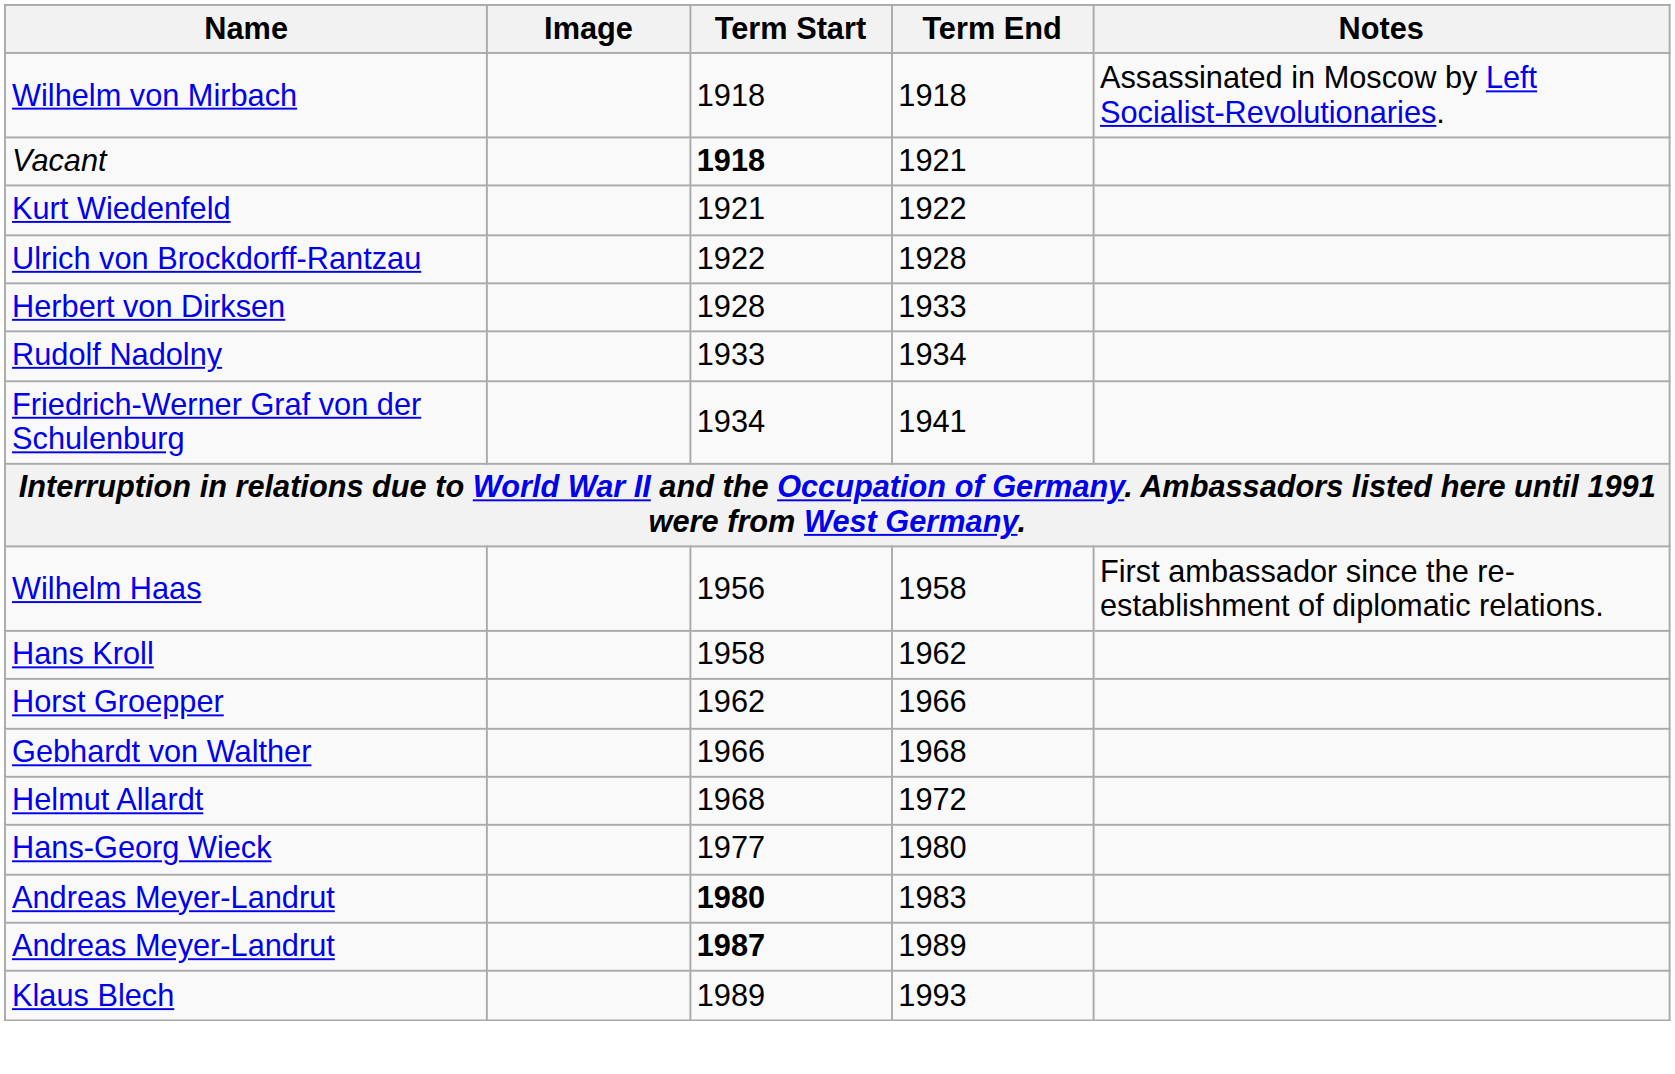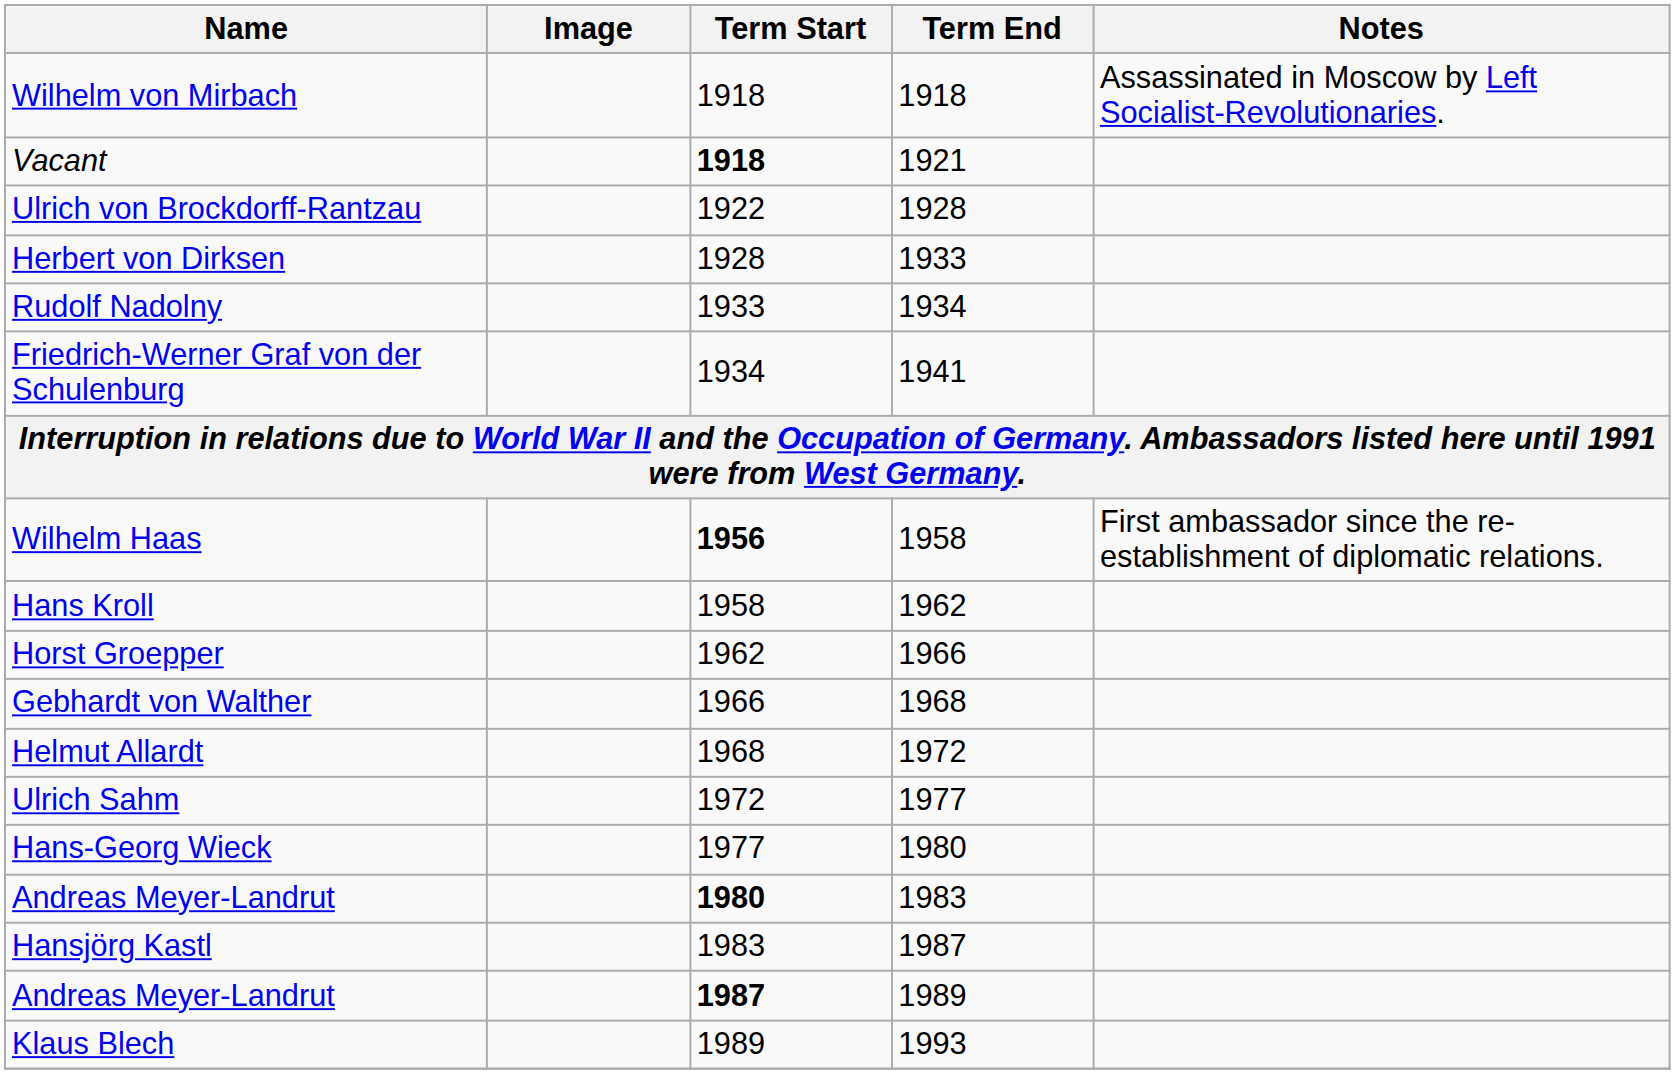- row: (121, 209)
(731, 588) normal -> (731, 539) bold
+ row: (96, 800)
+ row: (112, 946)
